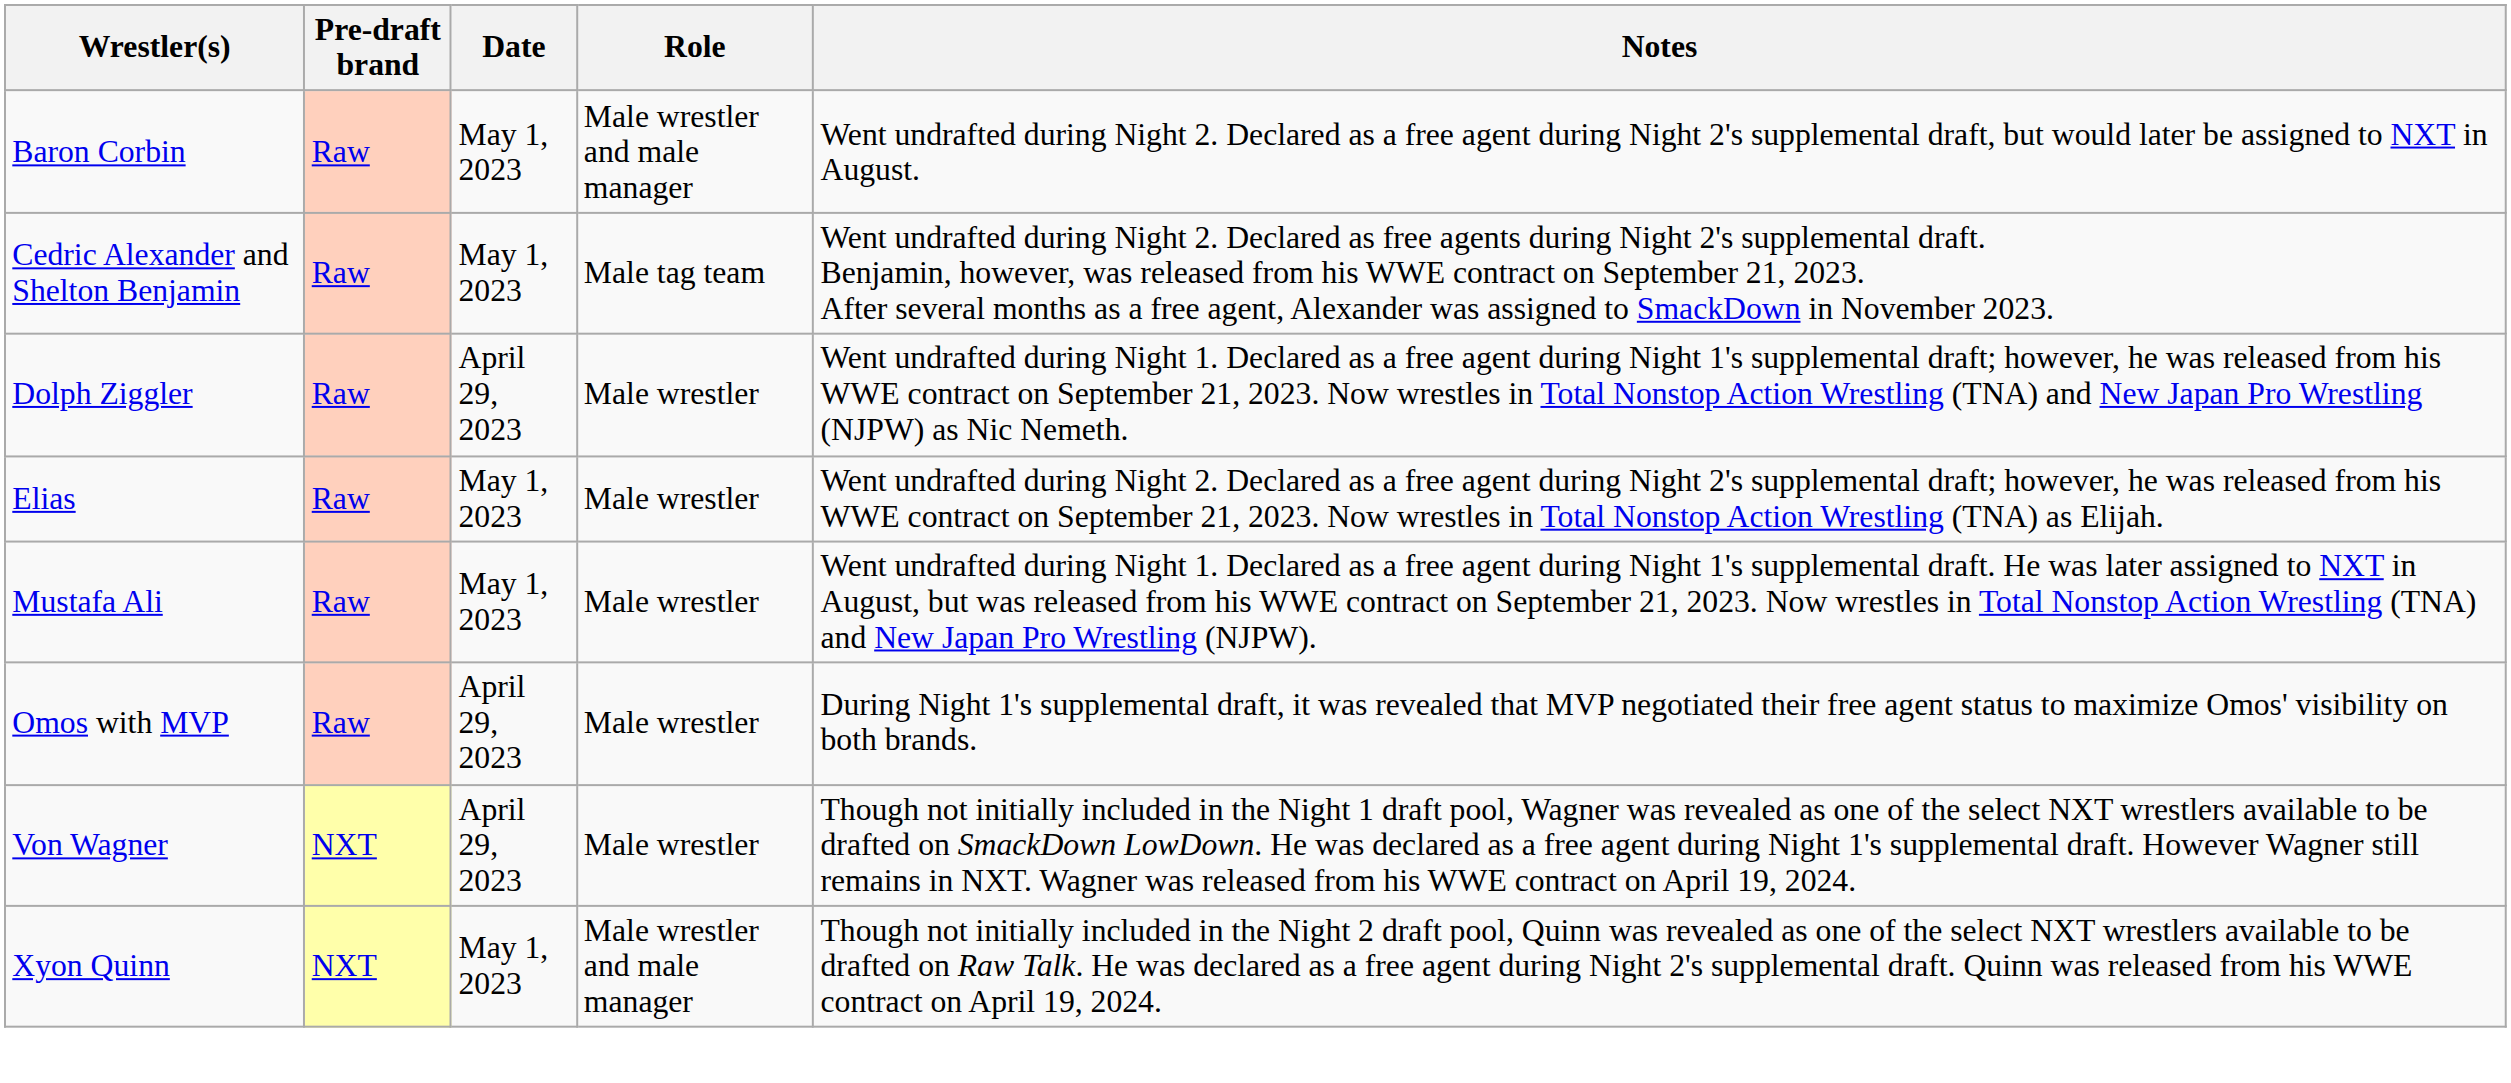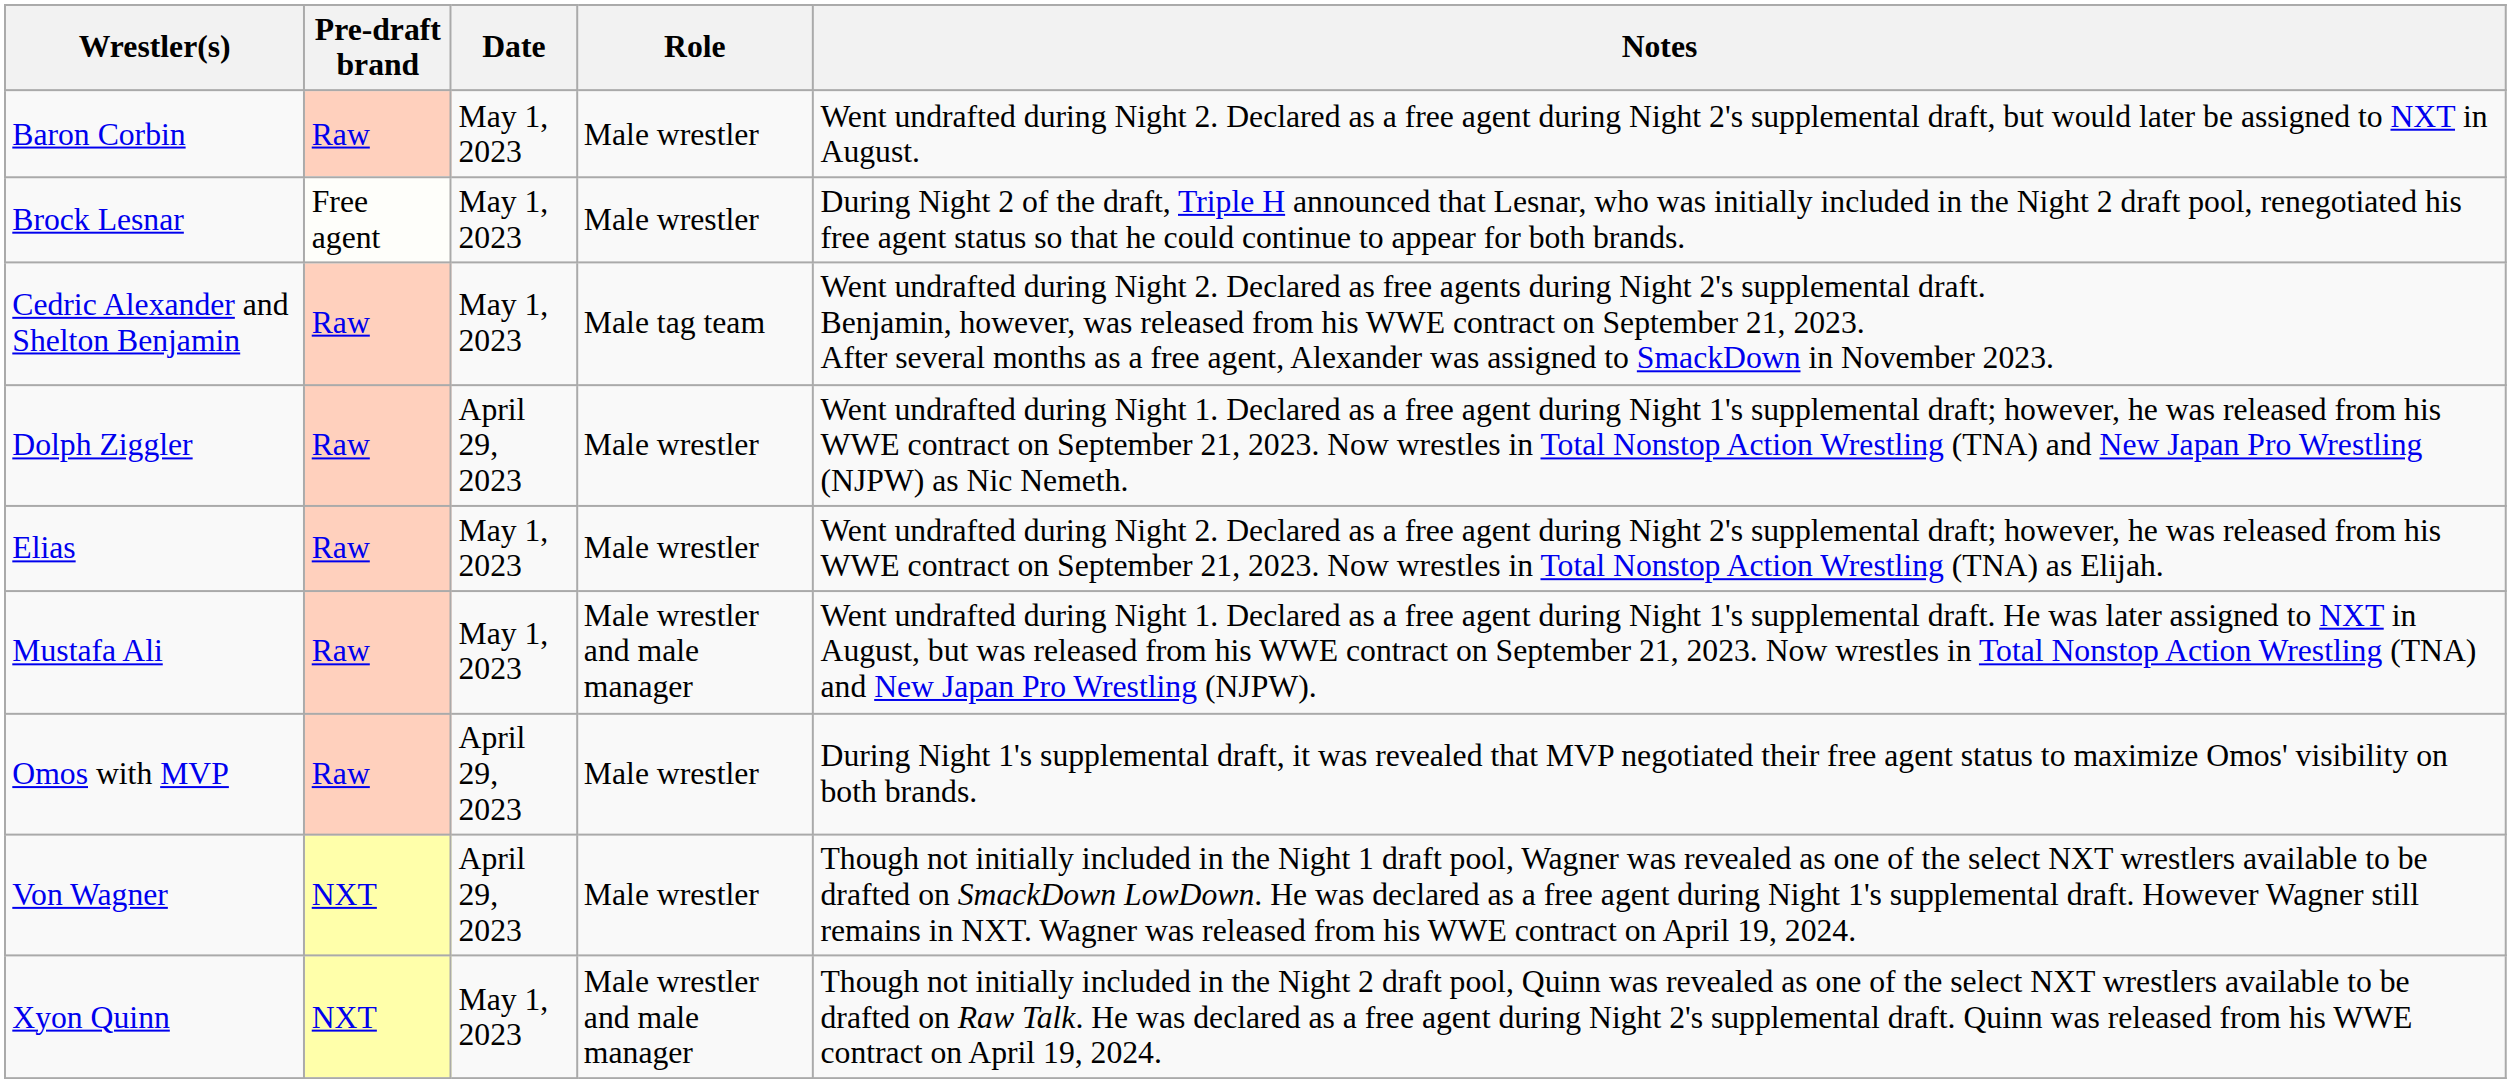(671, 151) Male wrestler and male manager -> (671, 133) Male wrestler
+ row: (98, 219)
(671, 601) Male wrestler -> (671, 651) Male wrestler and male manager
